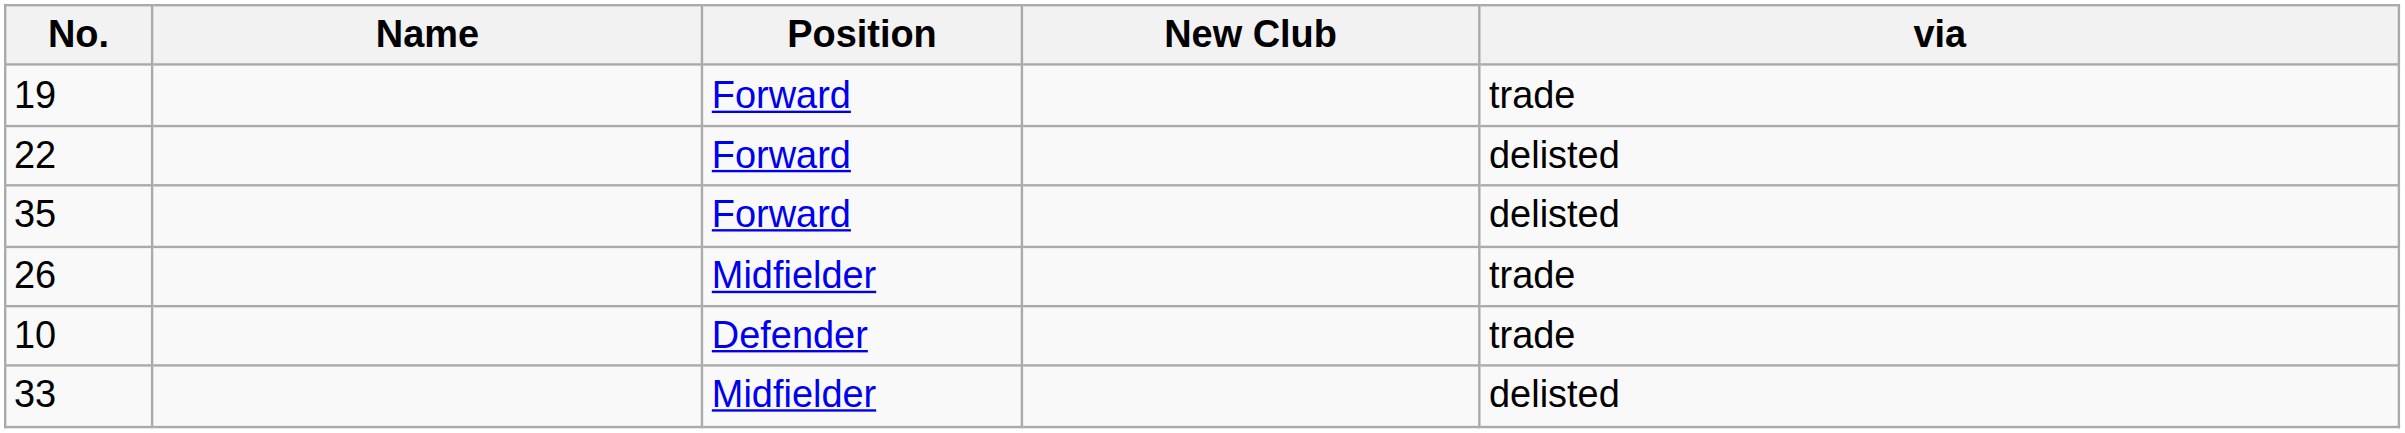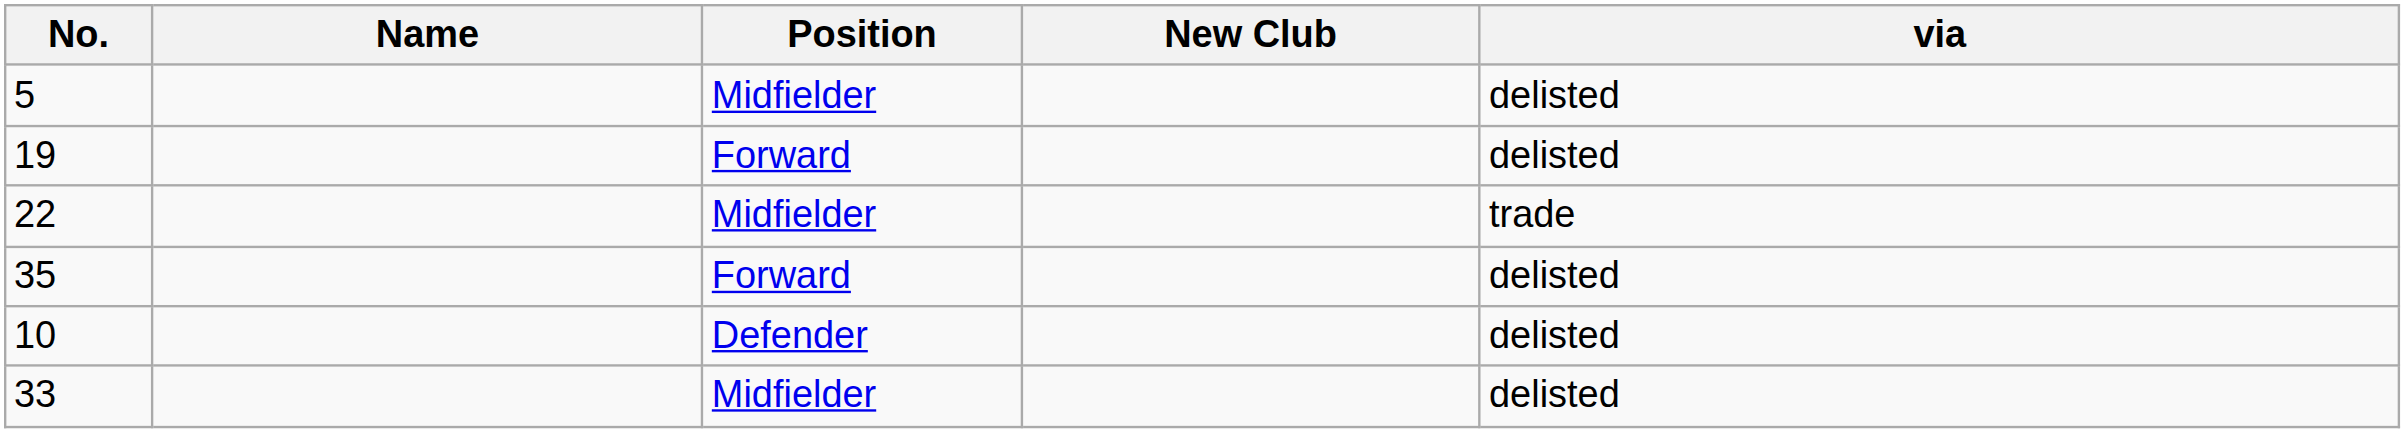+ row: (24, 94)
(1532, 94) trade -> (1554, 154) delisted
(781, 154) Forward -> (794, 214) Midfielder
(1554, 154) delisted -> (1532, 214) trade
- row: (35, 275)
(1532, 335) trade -> (1554, 335) delisted
